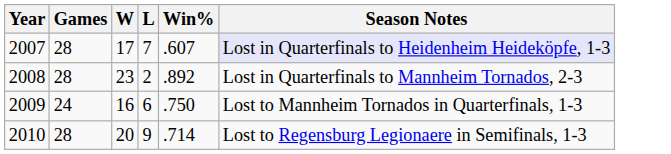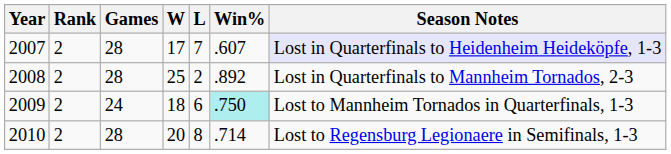+ column: (75, 18)
(125, 76) 23 -> (176, 76) 25
(125, 105) 16 -> (176, 105) 18
(179, 105) no background -> (230, 105) paleturquoise background
(147, 134) 9 -> (198, 134) 8
